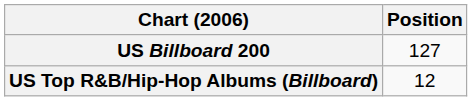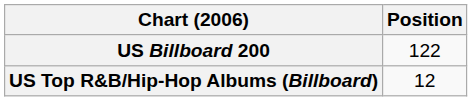(425, 50) 127 -> (425, 50) 122
